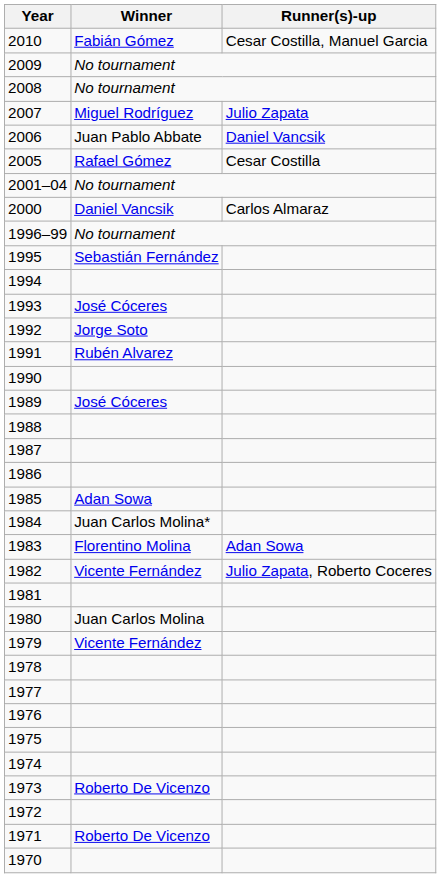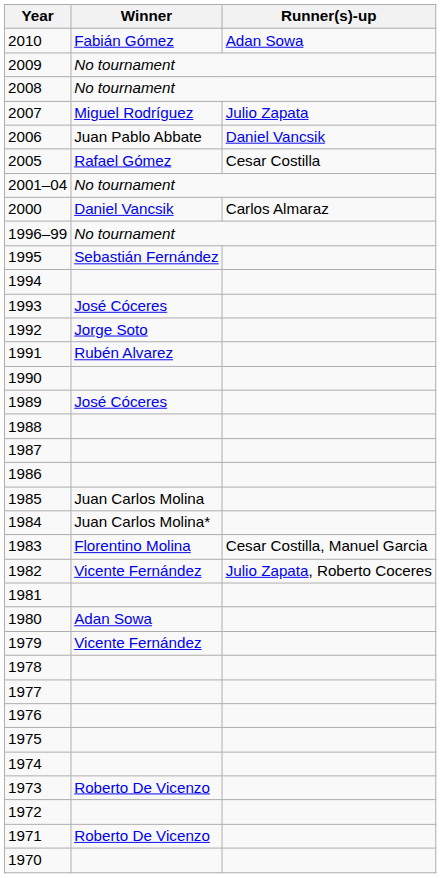(327, 40) Cesar Costilla, Manuel Garcia -> (265, 40) Adan Sowa
(113, 498) Adan Sowa -> (139, 498) Juan Carlos Molina
(265, 546) Adan Sowa -> (327, 546) Cesar Costilla, Manuel Garcia
(139, 619) Juan Carlos Molina -> (113, 619) Adan Sowa
